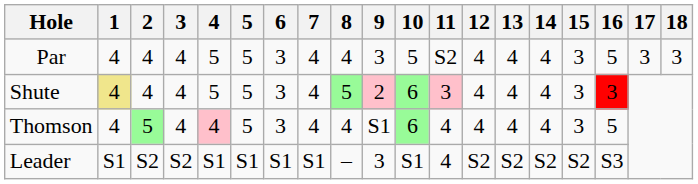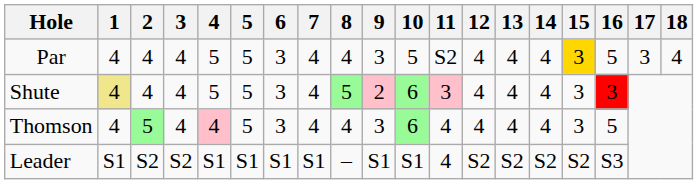(579, 56) no background -> (579, 56) gold background
(677, 56) 3 -> (677, 56) 4
(379, 126) S1 -> (379, 126) 3
(379, 160) 3 -> (379, 160) S1
